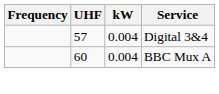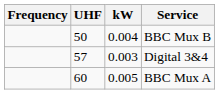+ row: (178, 36)
(123, 36) 0.004 -> (123, 57) 0.003
(123, 57) 0.004 -> (123, 78) 0.005
